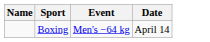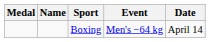+ column: (21, 12)
